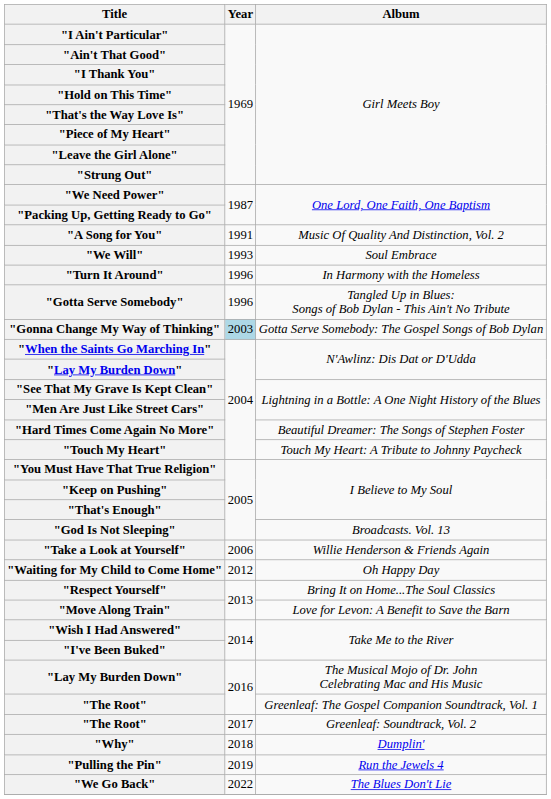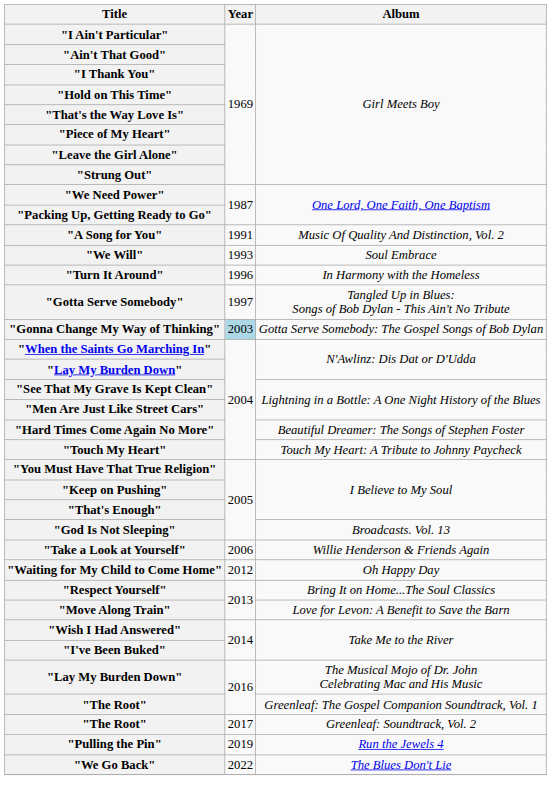(240, 302) 1996 -> (240, 302) 1997
- row: (115, 744)
